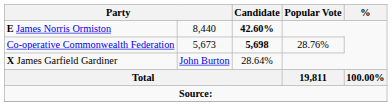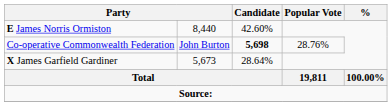(257, 28) bold -> (257, 28) normal
(204, 45) 5,673 -> (204, 45) John Burton
(204, 61) John Burton -> (204, 61) 5,673
